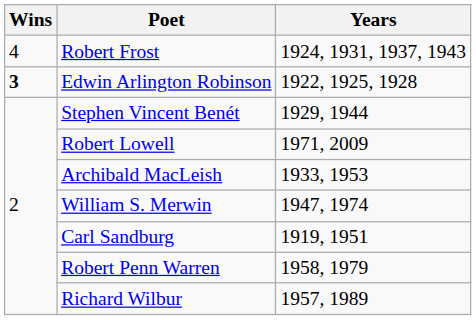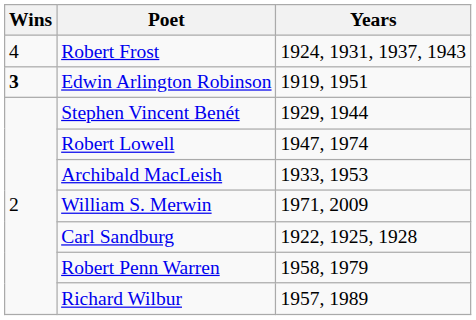(349, 81) 1922, 1925, 1928 -> (324, 81) 1919, 1951
(324, 143) 1971, 2009 -> (324, 143) 1947, 1974
(324, 205) 1947, 1974 -> (324, 205) 1971, 2009
(324, 236) 1919, 1951 -> (349, 236) 1922, 1925, 1928
